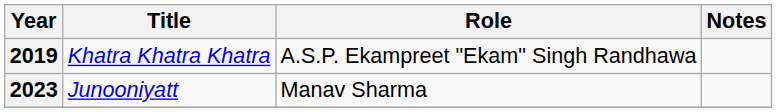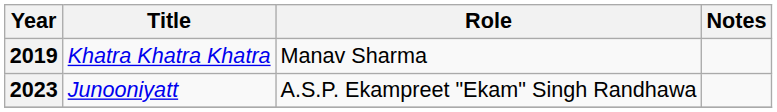(489, 55) A.S.P. Ekampreet "Ekam" Singh Randhawa -> (354, 55) Manav Sharma
(354, 90) Manav Sharma -> (489, 90) A.S.P. Ekampreet "Ekam" Singh Randhawa
